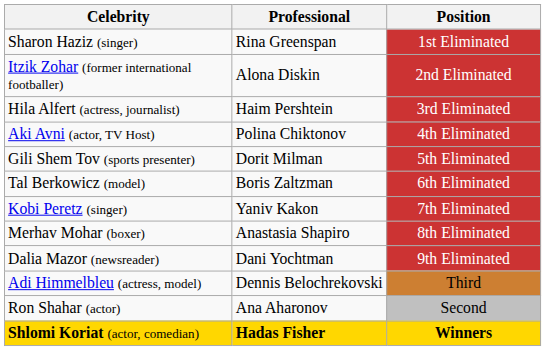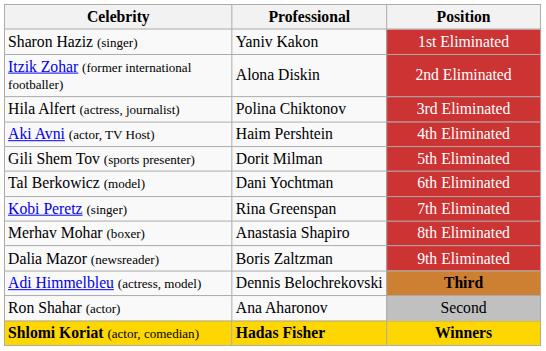(286, 41) Rina Greenspan -> (277, 41) Yaniv Kakon
(284, 109) Haim Pershtein -> (291, 109) Polina Chiktonov
(291, 134) Polina Chiktonov -> (284, 134) Haim Pershtein
(284, 183) Boris Zaltzman -> (285, 183) Dani Yochtman
(277, 208) Yaniv Kakon -> (286, 208) Rina Greenspan
(285, 258) Dani Yochtman -> (284, 258) Boris Zaltzman
(464, 283) normal -> (464, 283) bold
